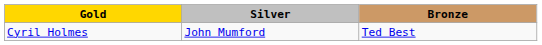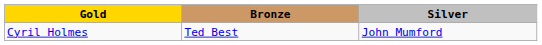columns swapped: (270, 14) <-> (448, 14)
